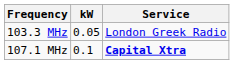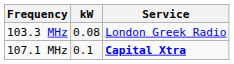(86, 32) 0.05 -> (86, 32) 0.08
